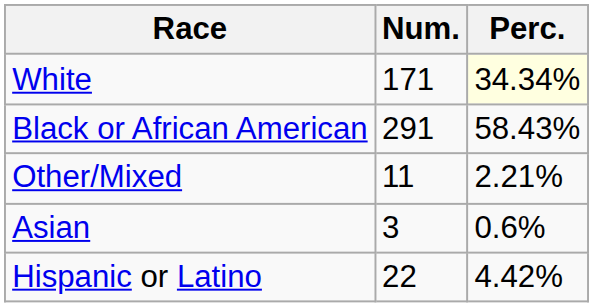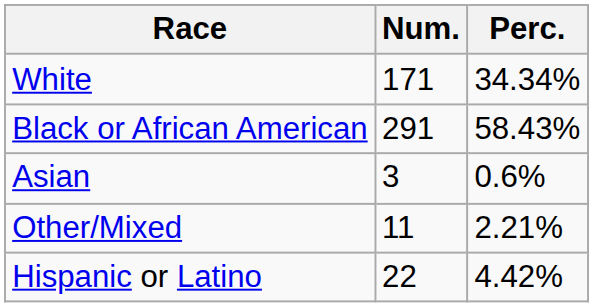(527, 78) lightyellow background -> (527, 78) no background
rows swapped: (51, 227) <-> (97, 177)
